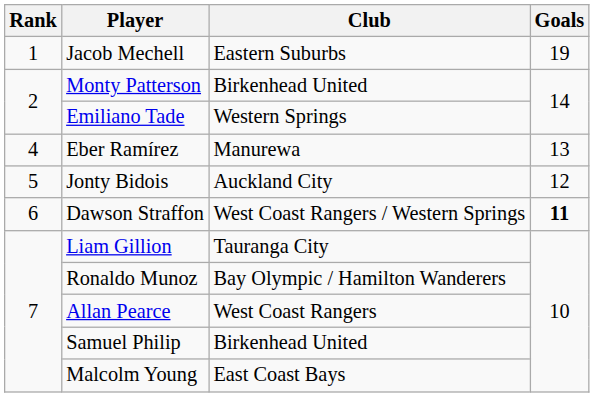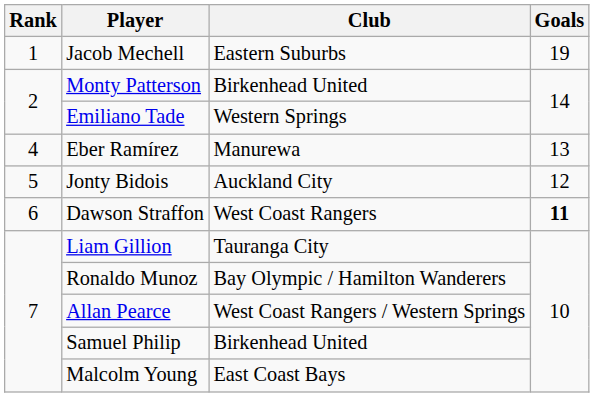(369, 213) West Coast Rangers / Western Springs -> (295, 213) West Coast Rangers
(295, 310) West Coast Rangers -> (369, 310) West Coast Rangers / Western Springs
